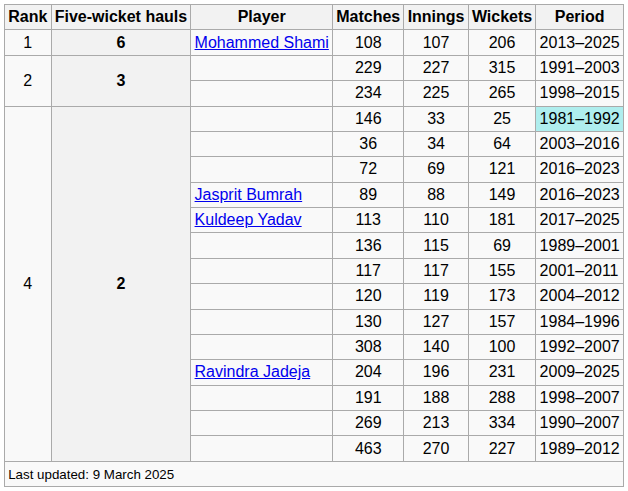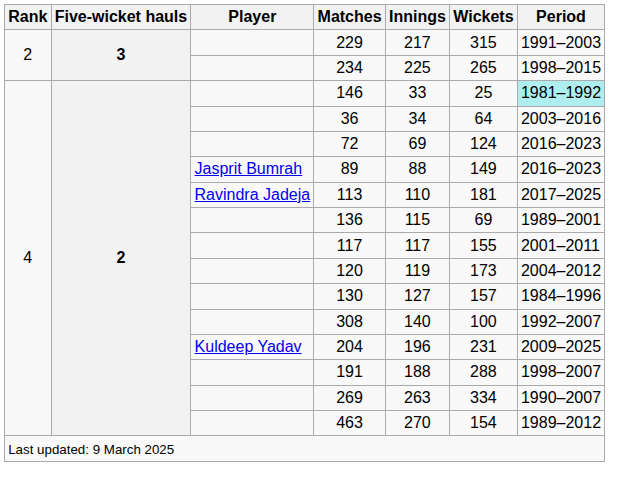- row: (368, 42)
(436, 67) 227 -> (417, 42) 217
(502, 169) 121 -> (483, 144) 124
(248, 220) Kuldeep Yadav -> (252, 194) Ravindra Jadeja
(252, 372) Ravindra Jadeja -> (248, 347) Kuldeep Yadav
(436, 423) 213 -> (417, 397) 263
(502, 448) 227 -> (483, 423) 154
